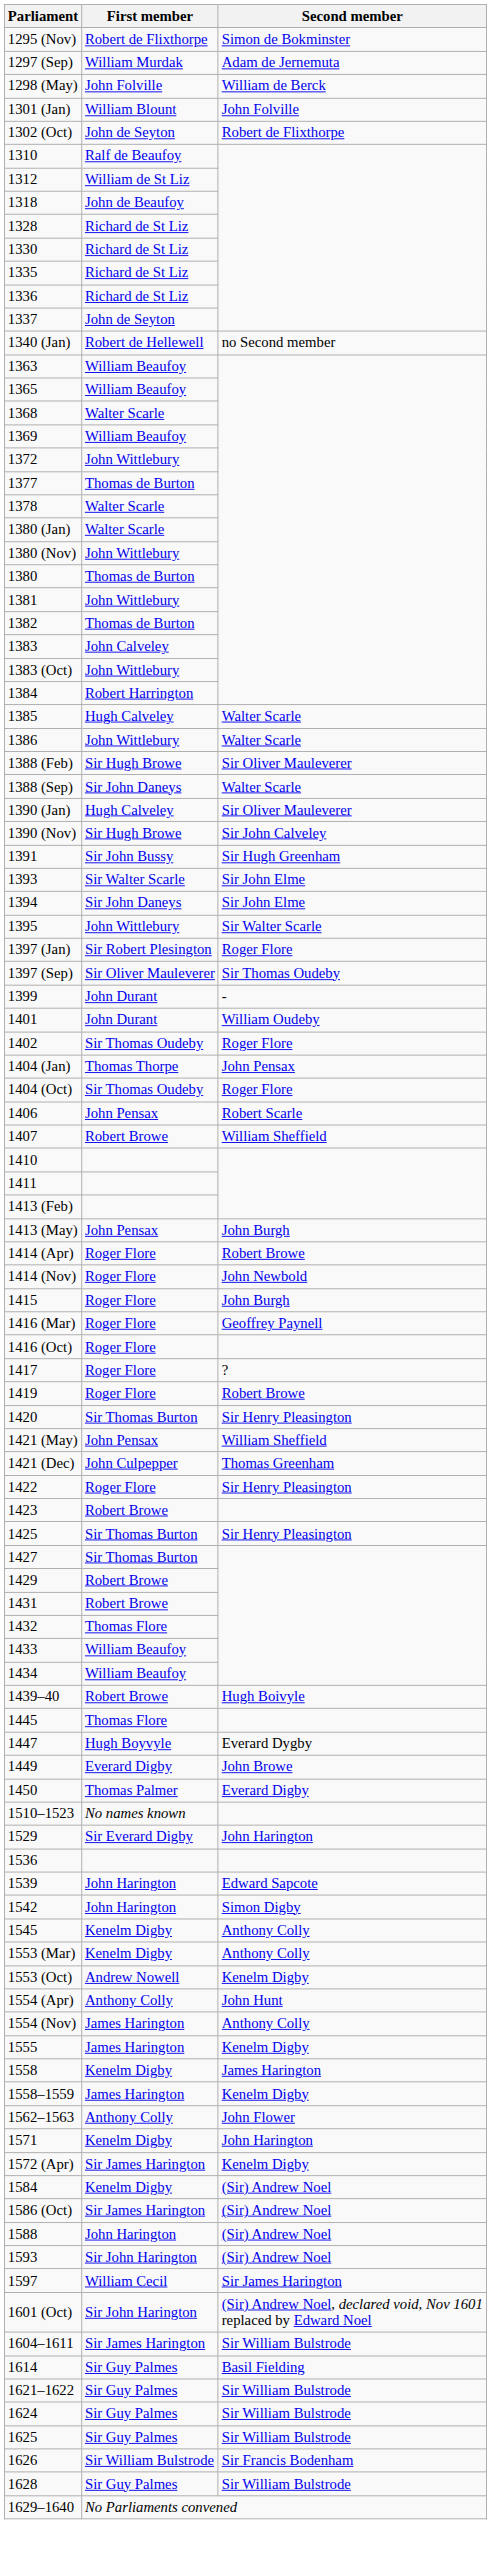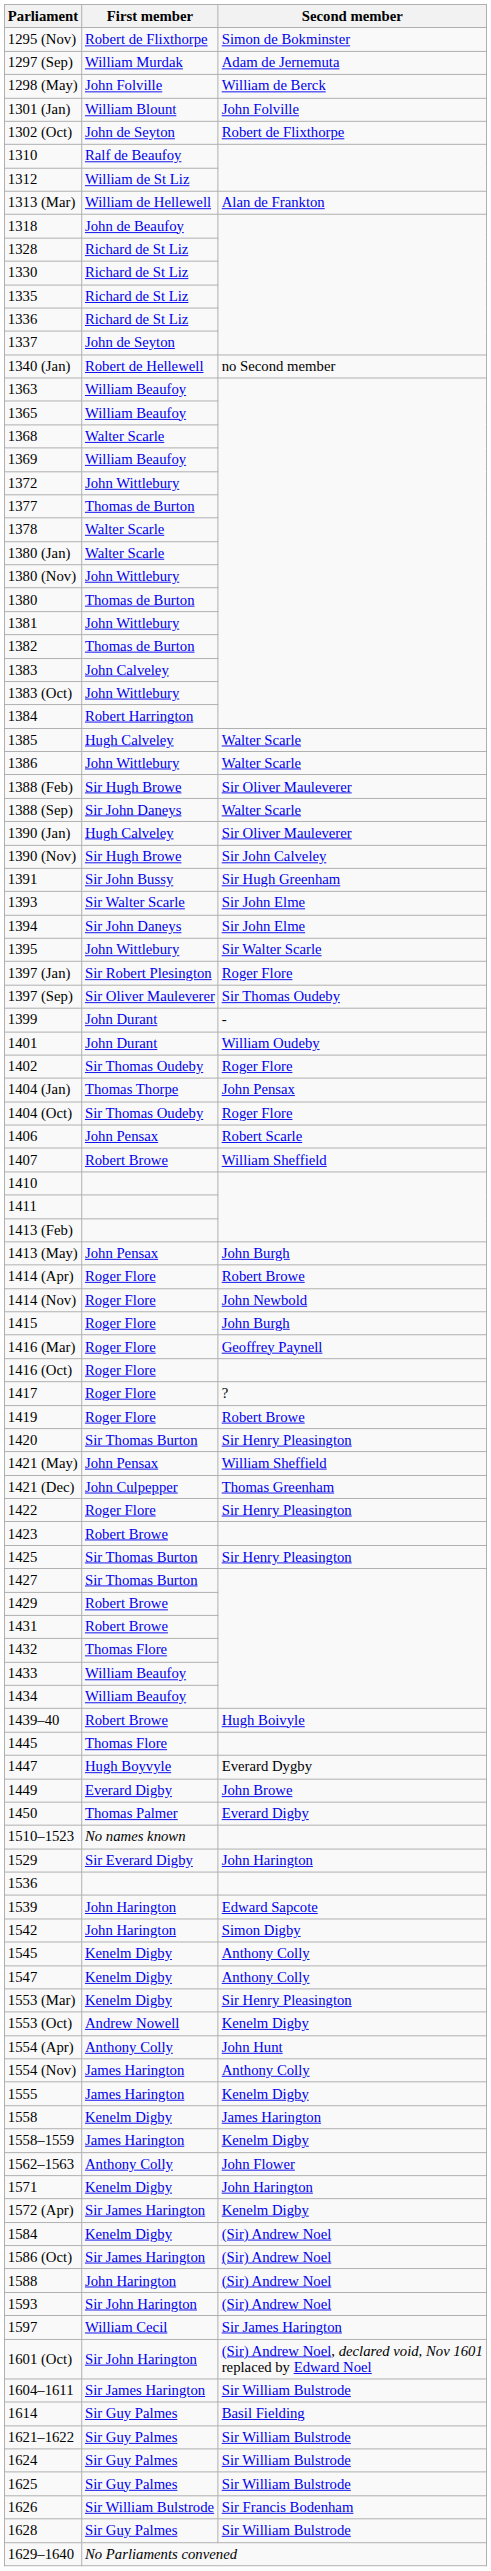+ row: (42, 202)
+ row: (23, 1977)
(266, 1953) Anthony Colly -> (287, 2000) Sir Henry Pleasington
